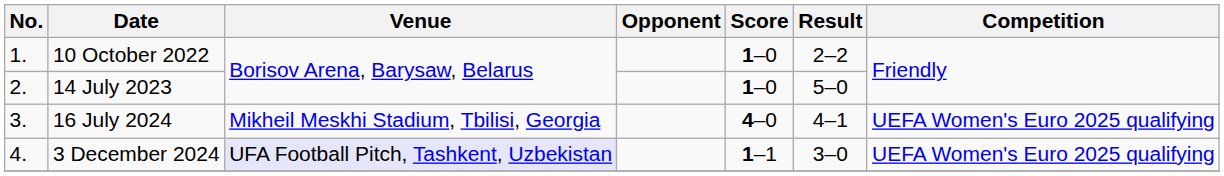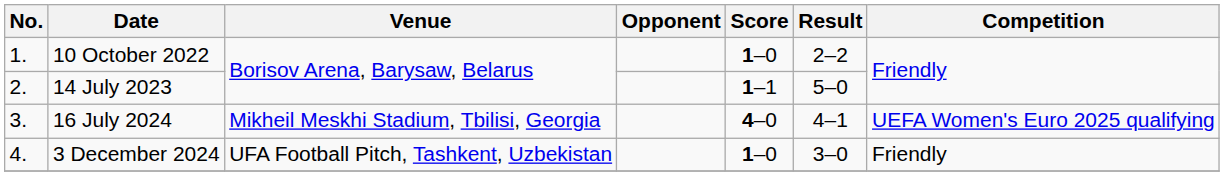(760, 87) 1–0 -> (760, 87) 1–1
(421, 154) lavender background -> (421, 154) no background
(760, 154) 1–1 -> (760, 154) 1–0
(1043, 154) UEFA Women's Euro 2025 qualifying -> (909, 154) Friendly
